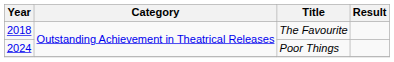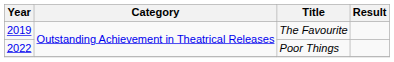(19, 30) 2018 -> (19, 30) 2019
(19, 48) 2024 -> (19, 48) 2022
